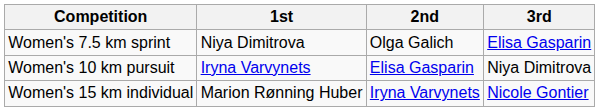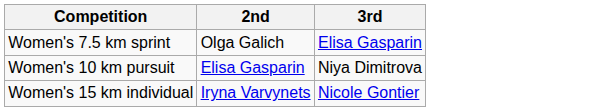- column: (282, 17)
